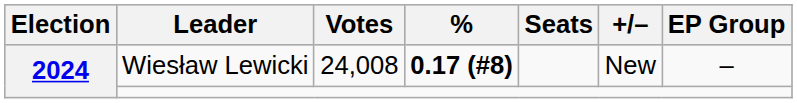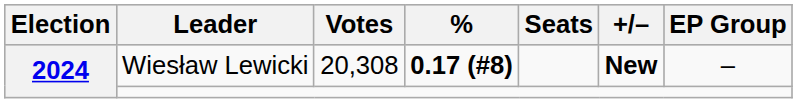(359, 65) 24,008 -> (359, 65) 20,308
(630, 65) normal -> (631, 65) bold
